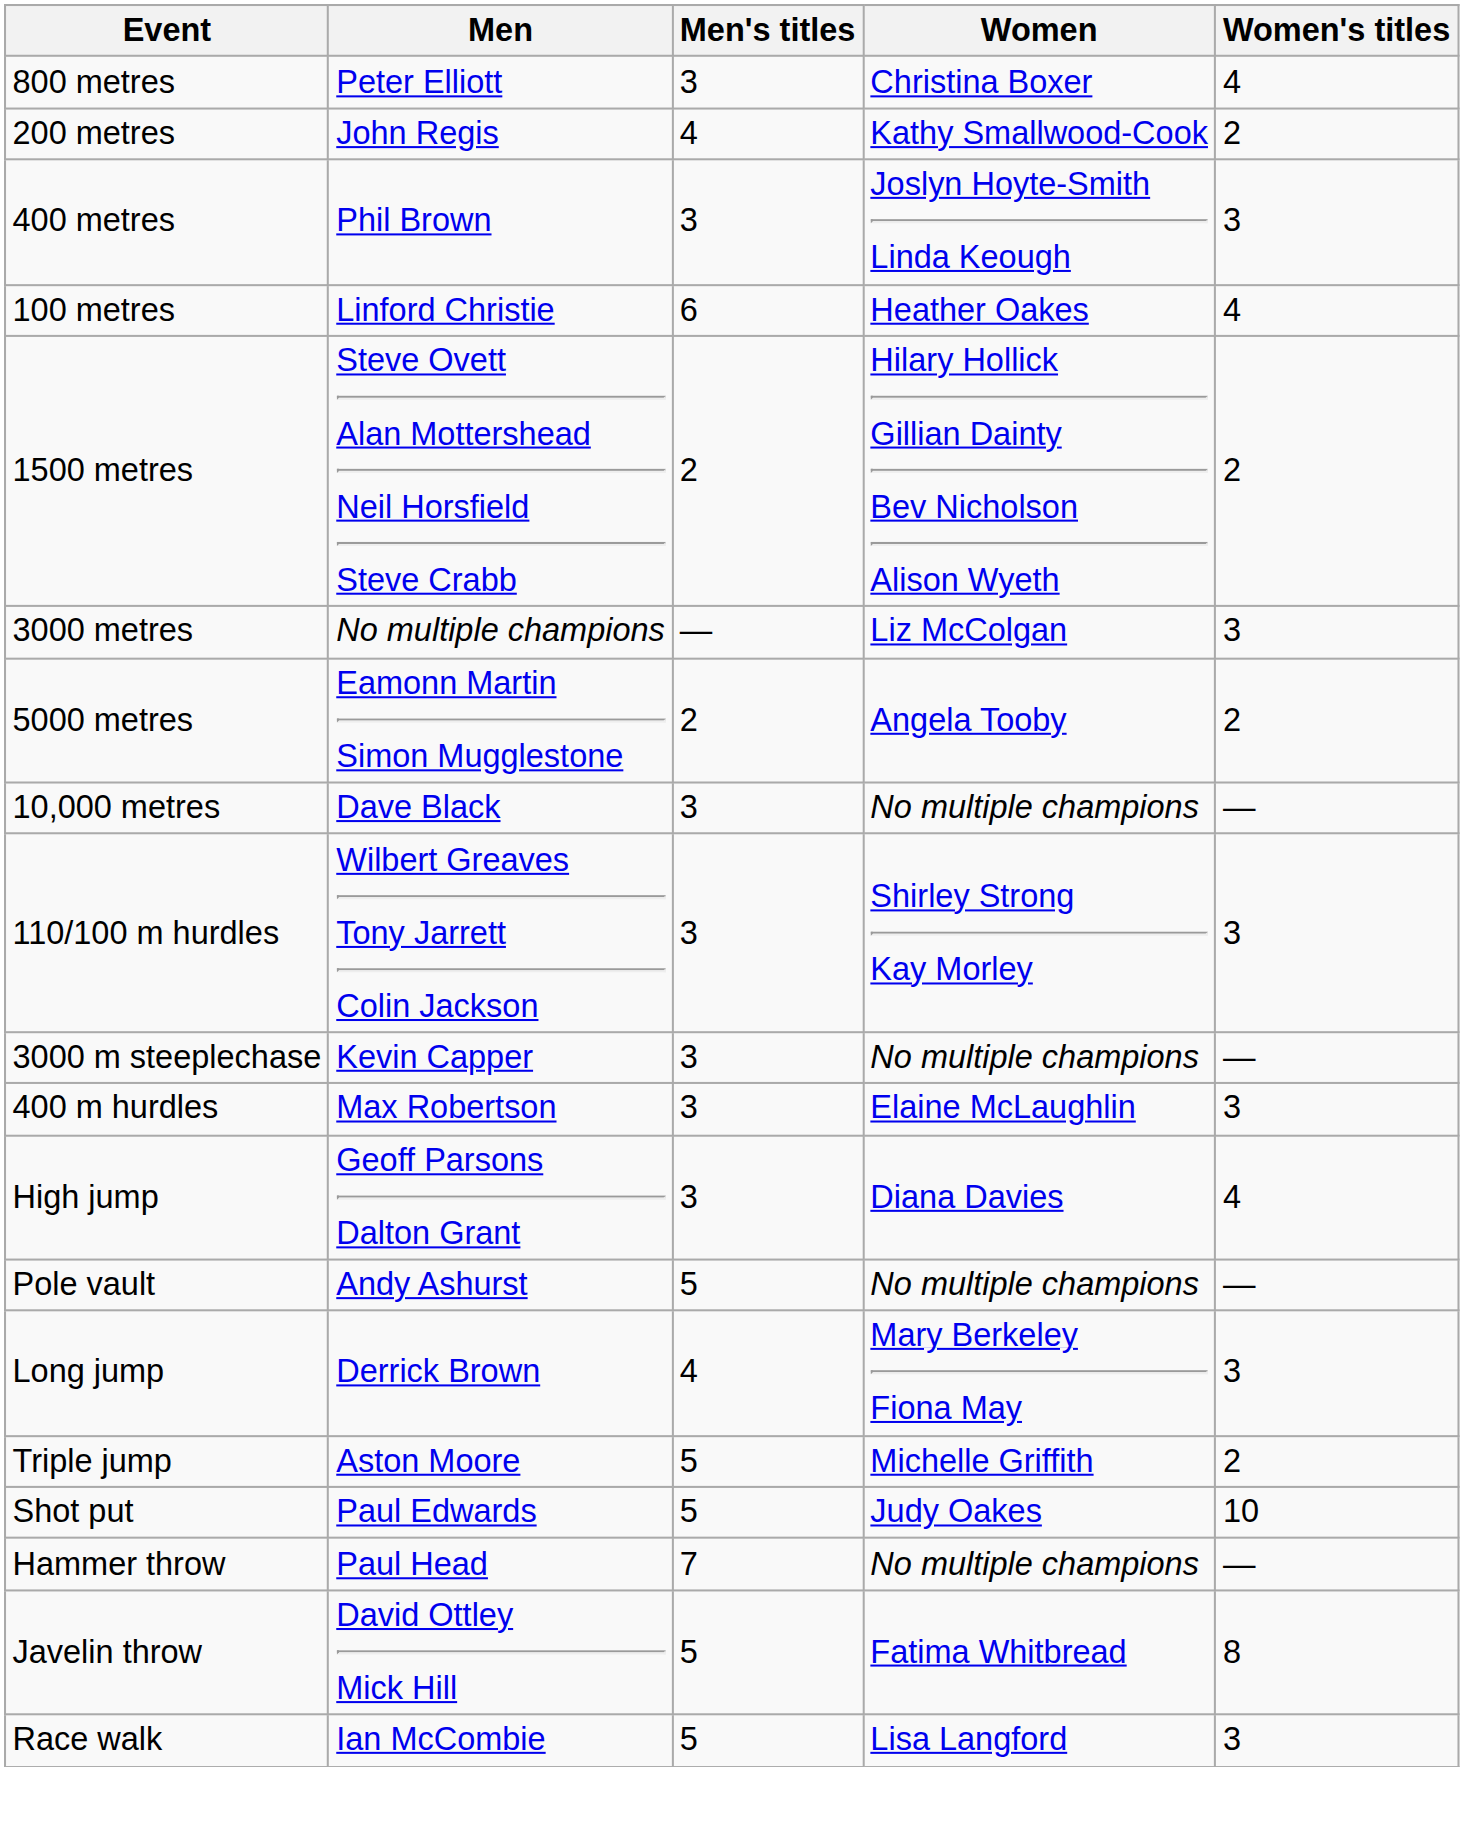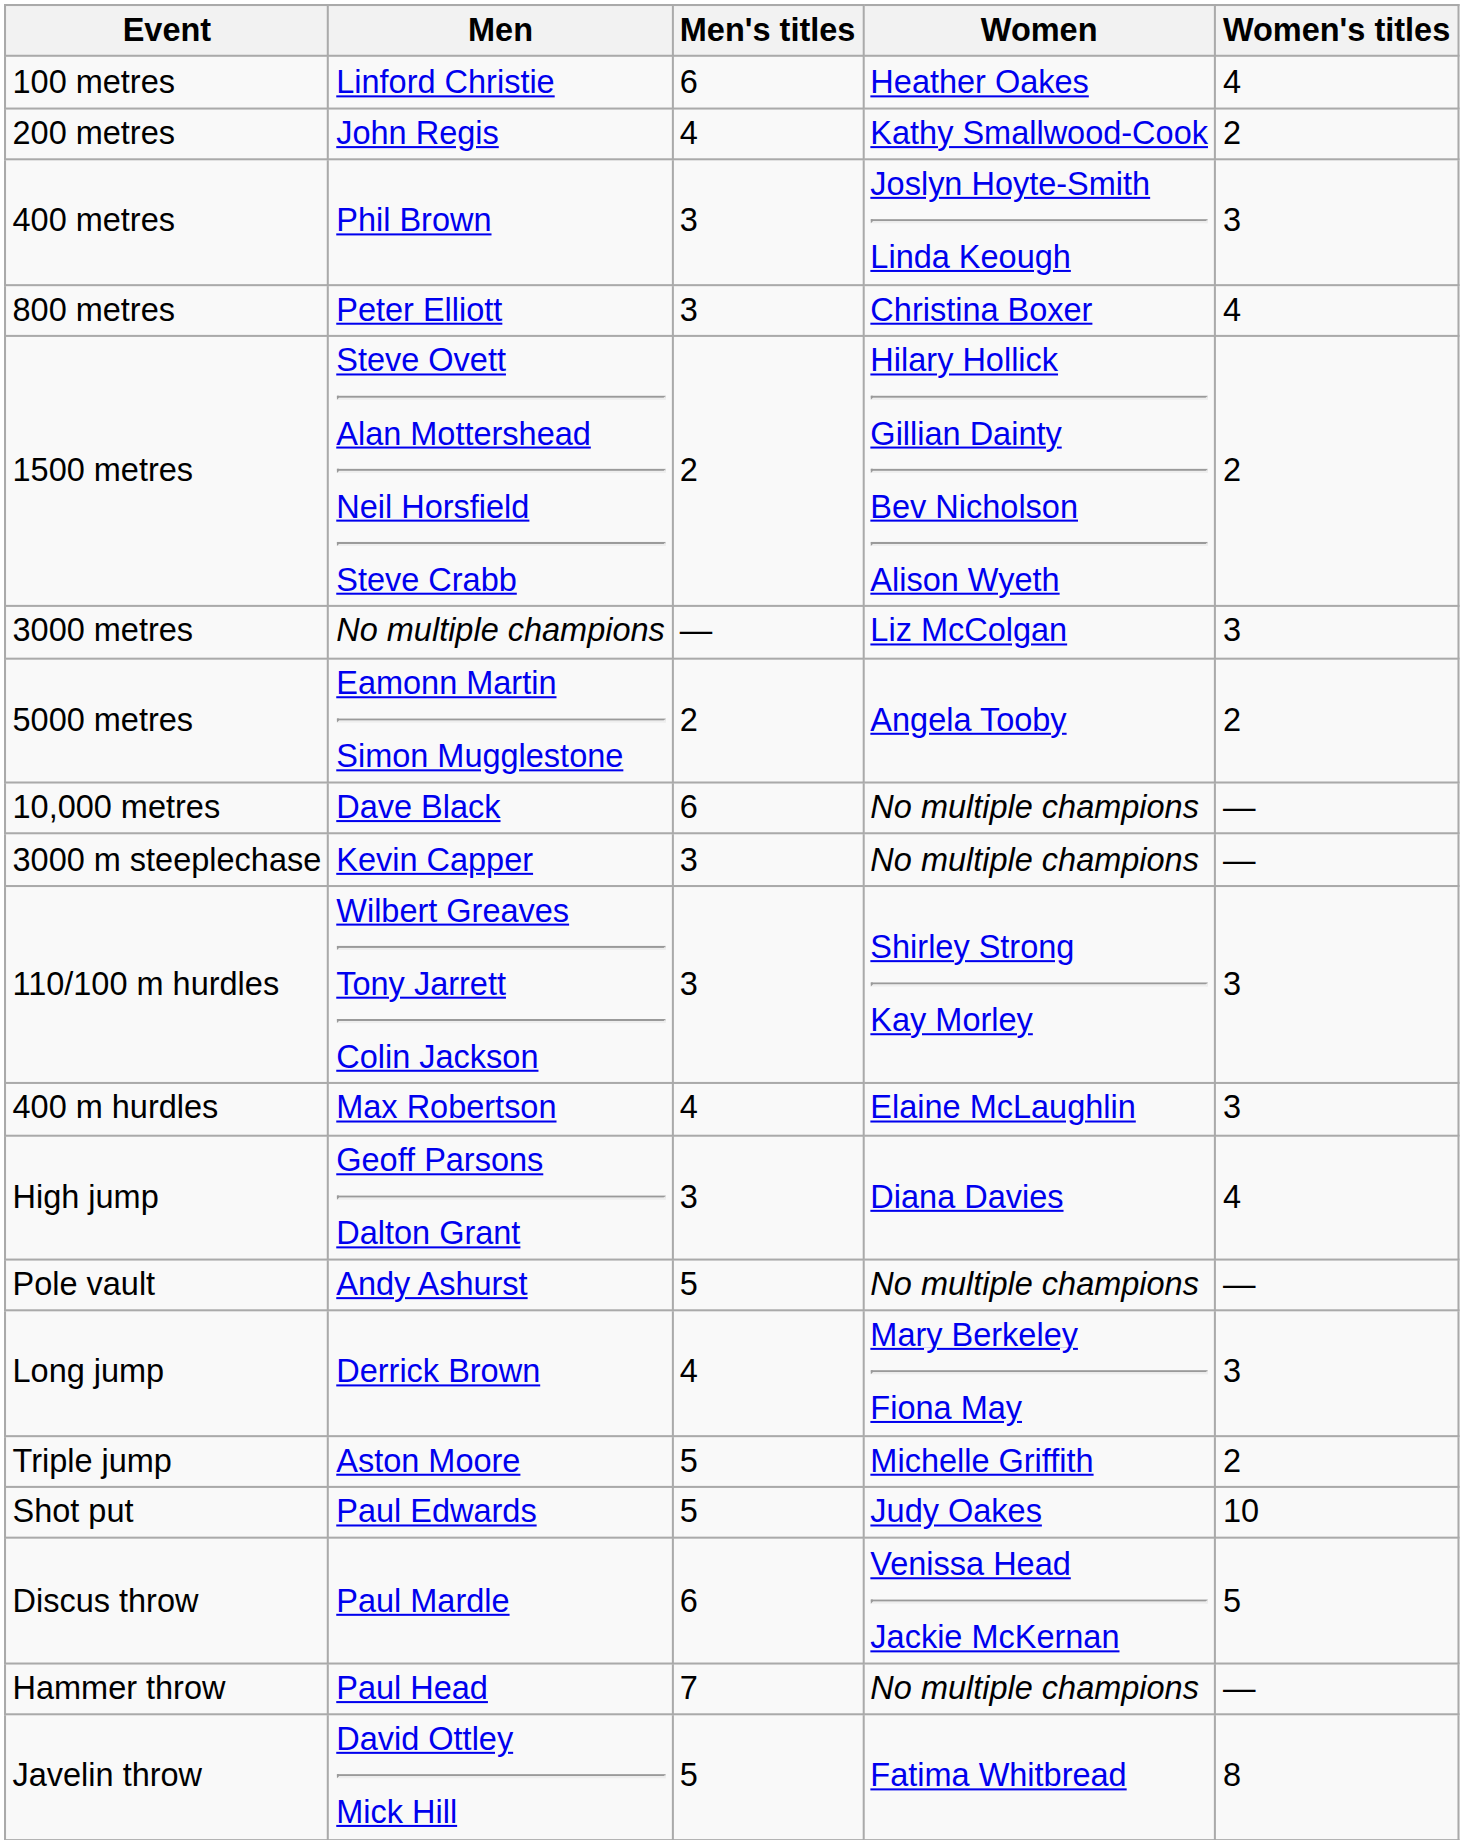rows swapped: (94, 309) <-> (94, 81)
(689, 807) 3 -> (689, 807) 6
rows swapped: (167, 1056) <-> (146, 932)
(689, 1108) 3 -> (689, 1108) 4
+ row: (105, 1600)
- row: (87, 1739)
